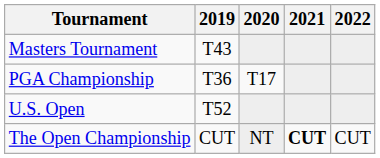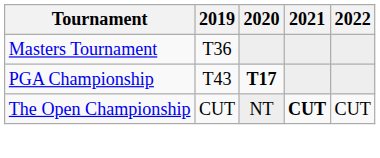(217, 49) T43 -> (217, 49) T36
(217, 79) T36 -> (217, 79) T43
(262, 79) normal -> (262, 79) bold
- row: (47, 109)
